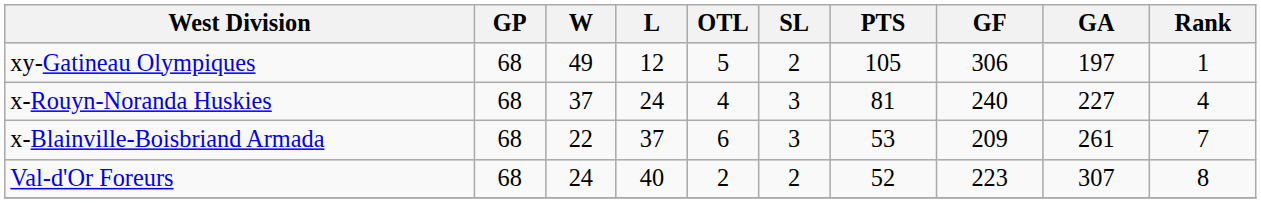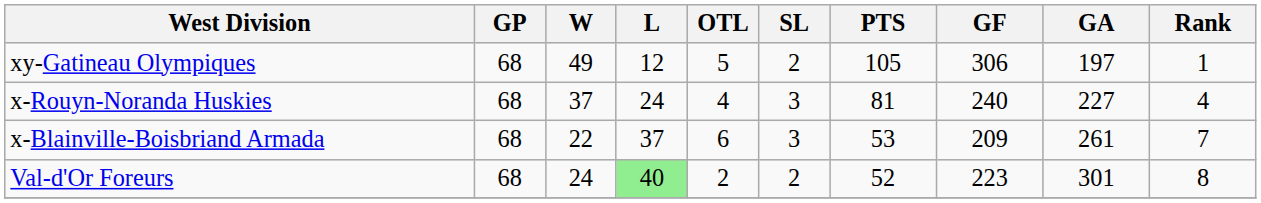(652, 178) no background -> (652, 178) lightgreen background
(1096, 178) 307 -> (1096, 178) 301
